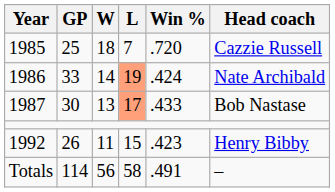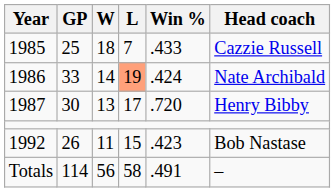(166, 47) .720 -> (166, 47) .433
(132, 105) lightsalmon background -> (132, 105) no background
(166, 105) .433 -> (166, 105) .720
(260, 105) Bob Nastase -> (262, 105) Henry Bibby
(262, 143) Henry Bibby -> (260, 143) Bob Nastase
